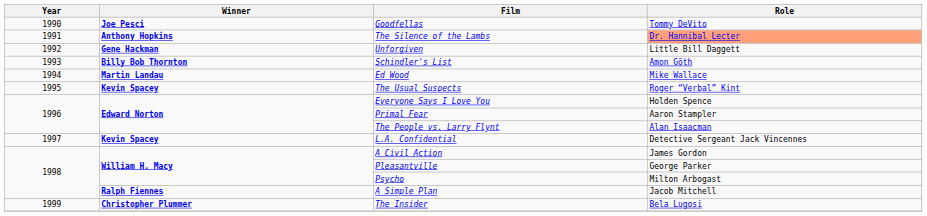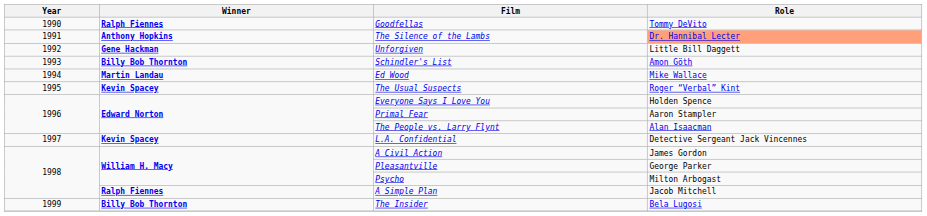(123, 24) Joe Pesci -> (132, 24) Ralph Fiennes
(147, 205) Christopher Plummer -> (144, 205) Billy Bob Thornton
